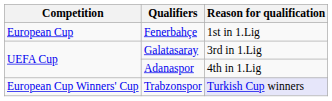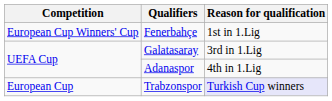(40, 31) European Cup -> (73, 31) European Cup Winners' Cup
(73, 86) European Cup Winners' Cup -> (40, 86) European Cup
